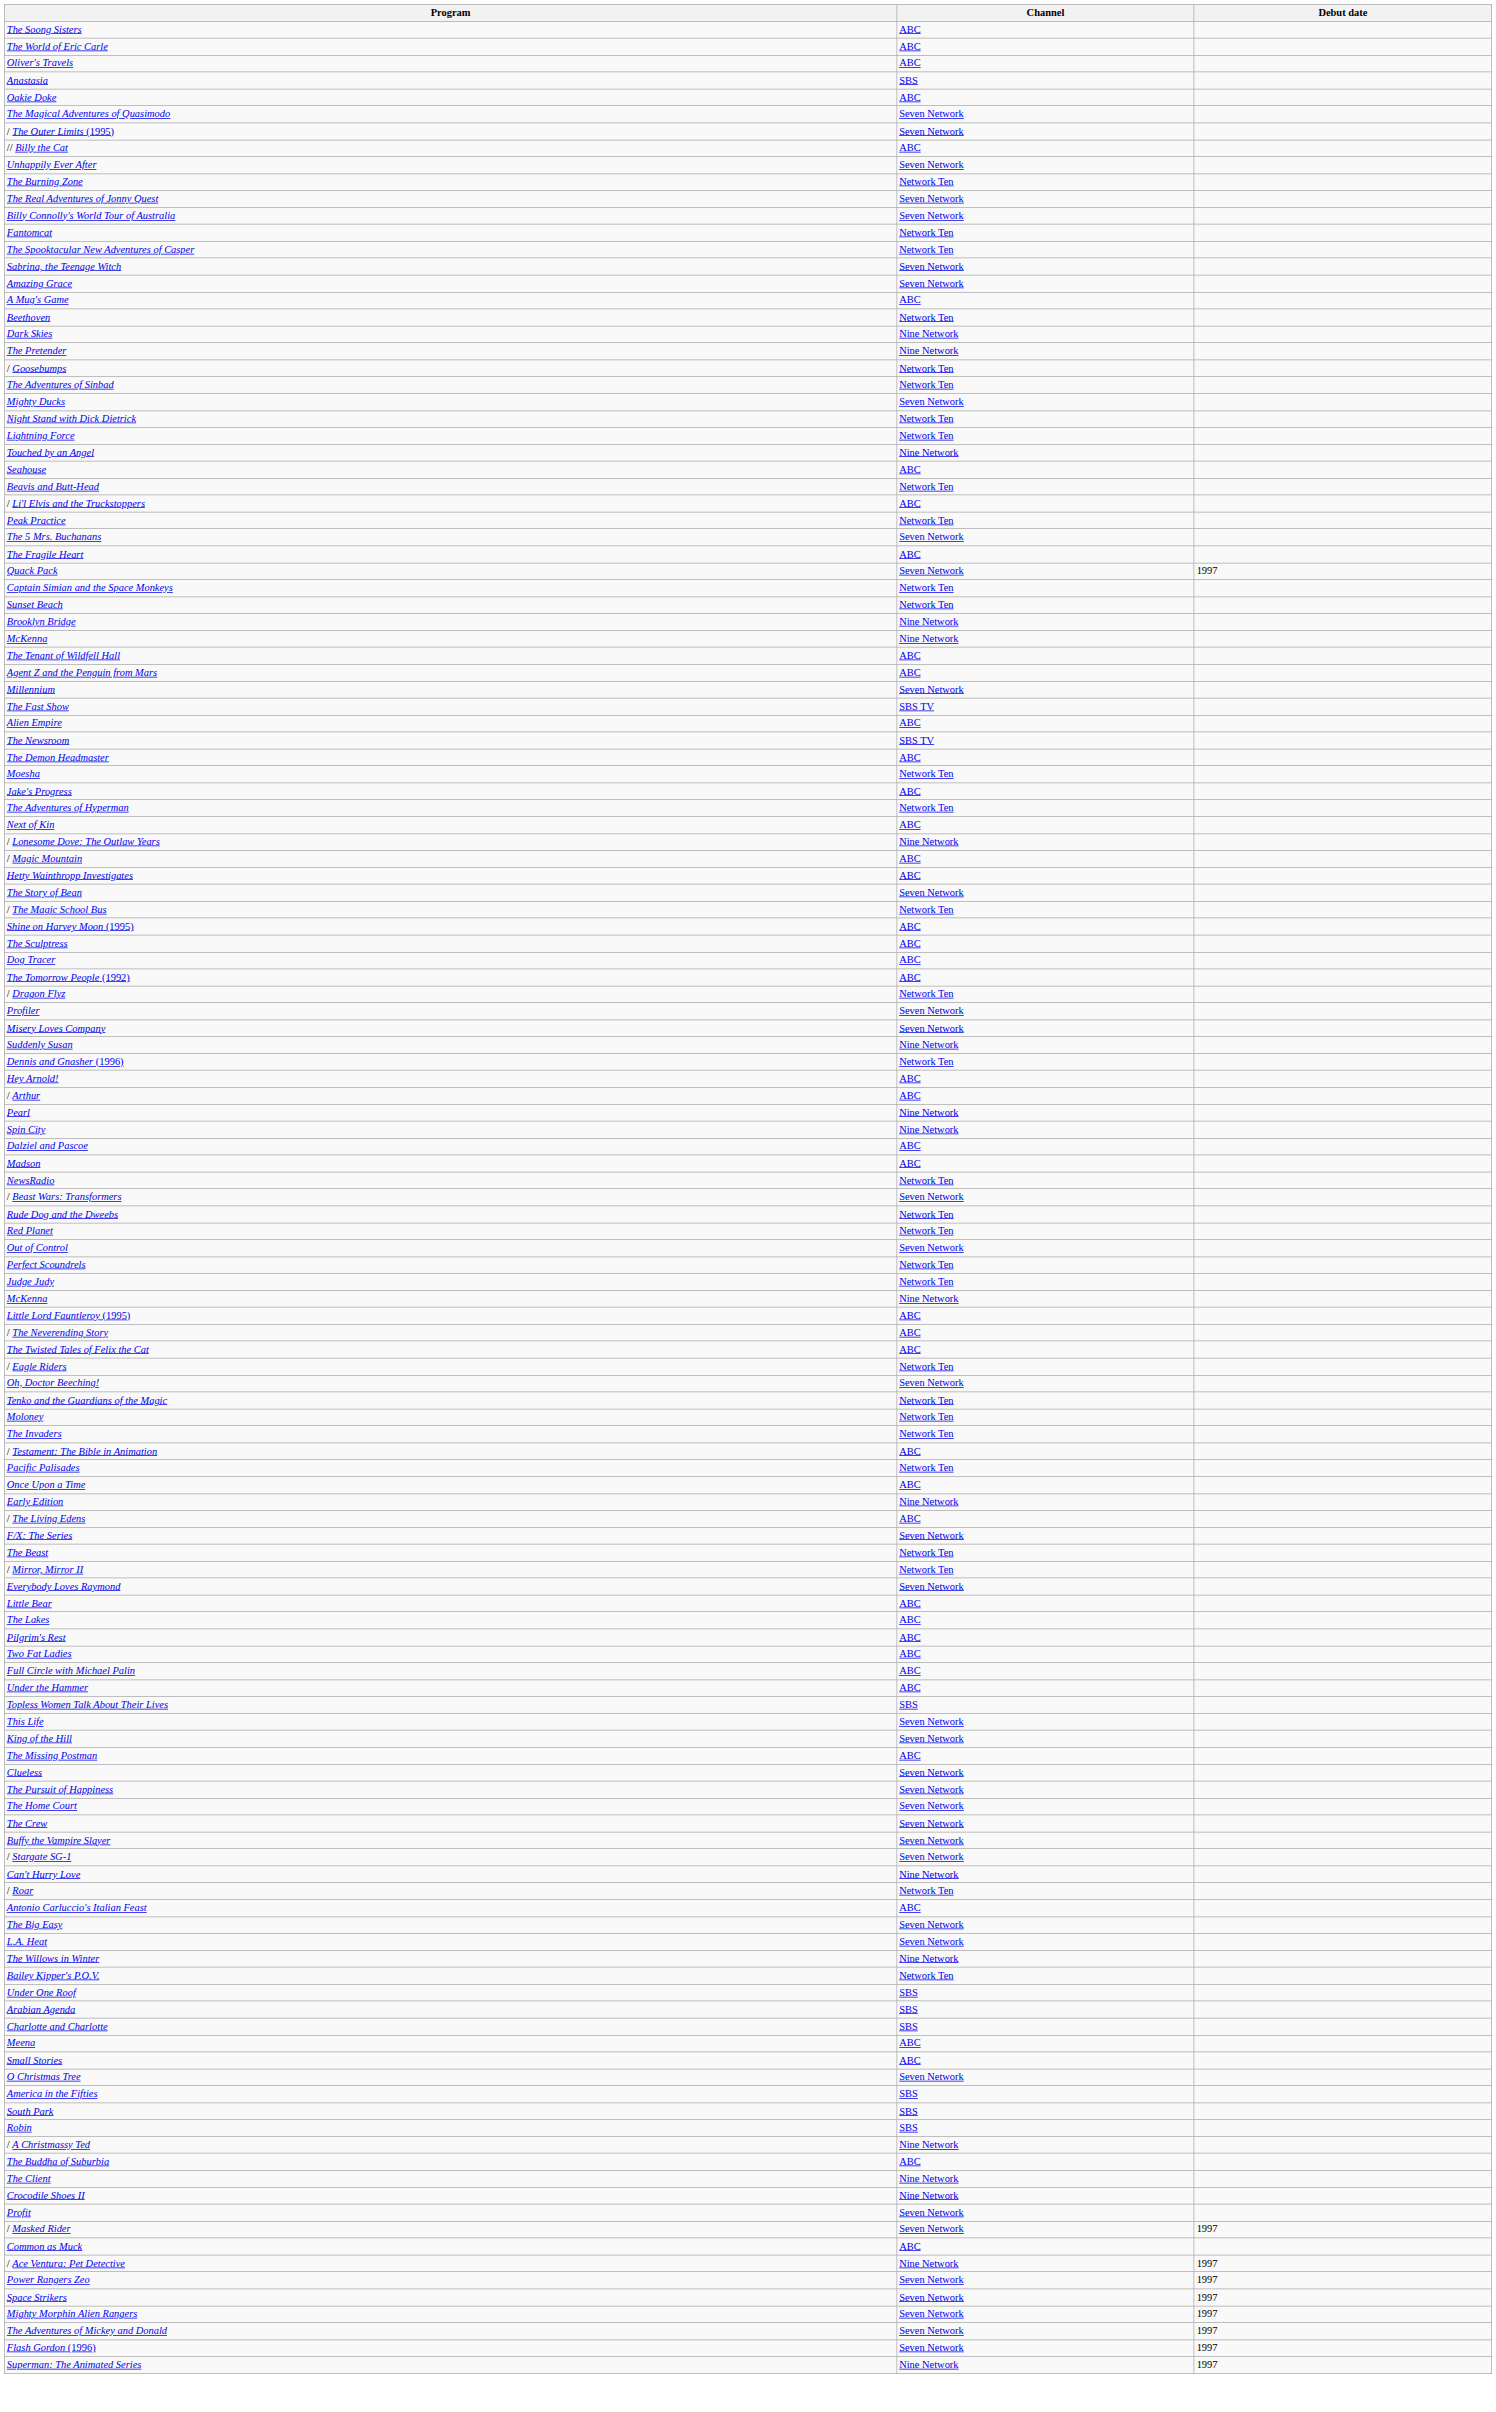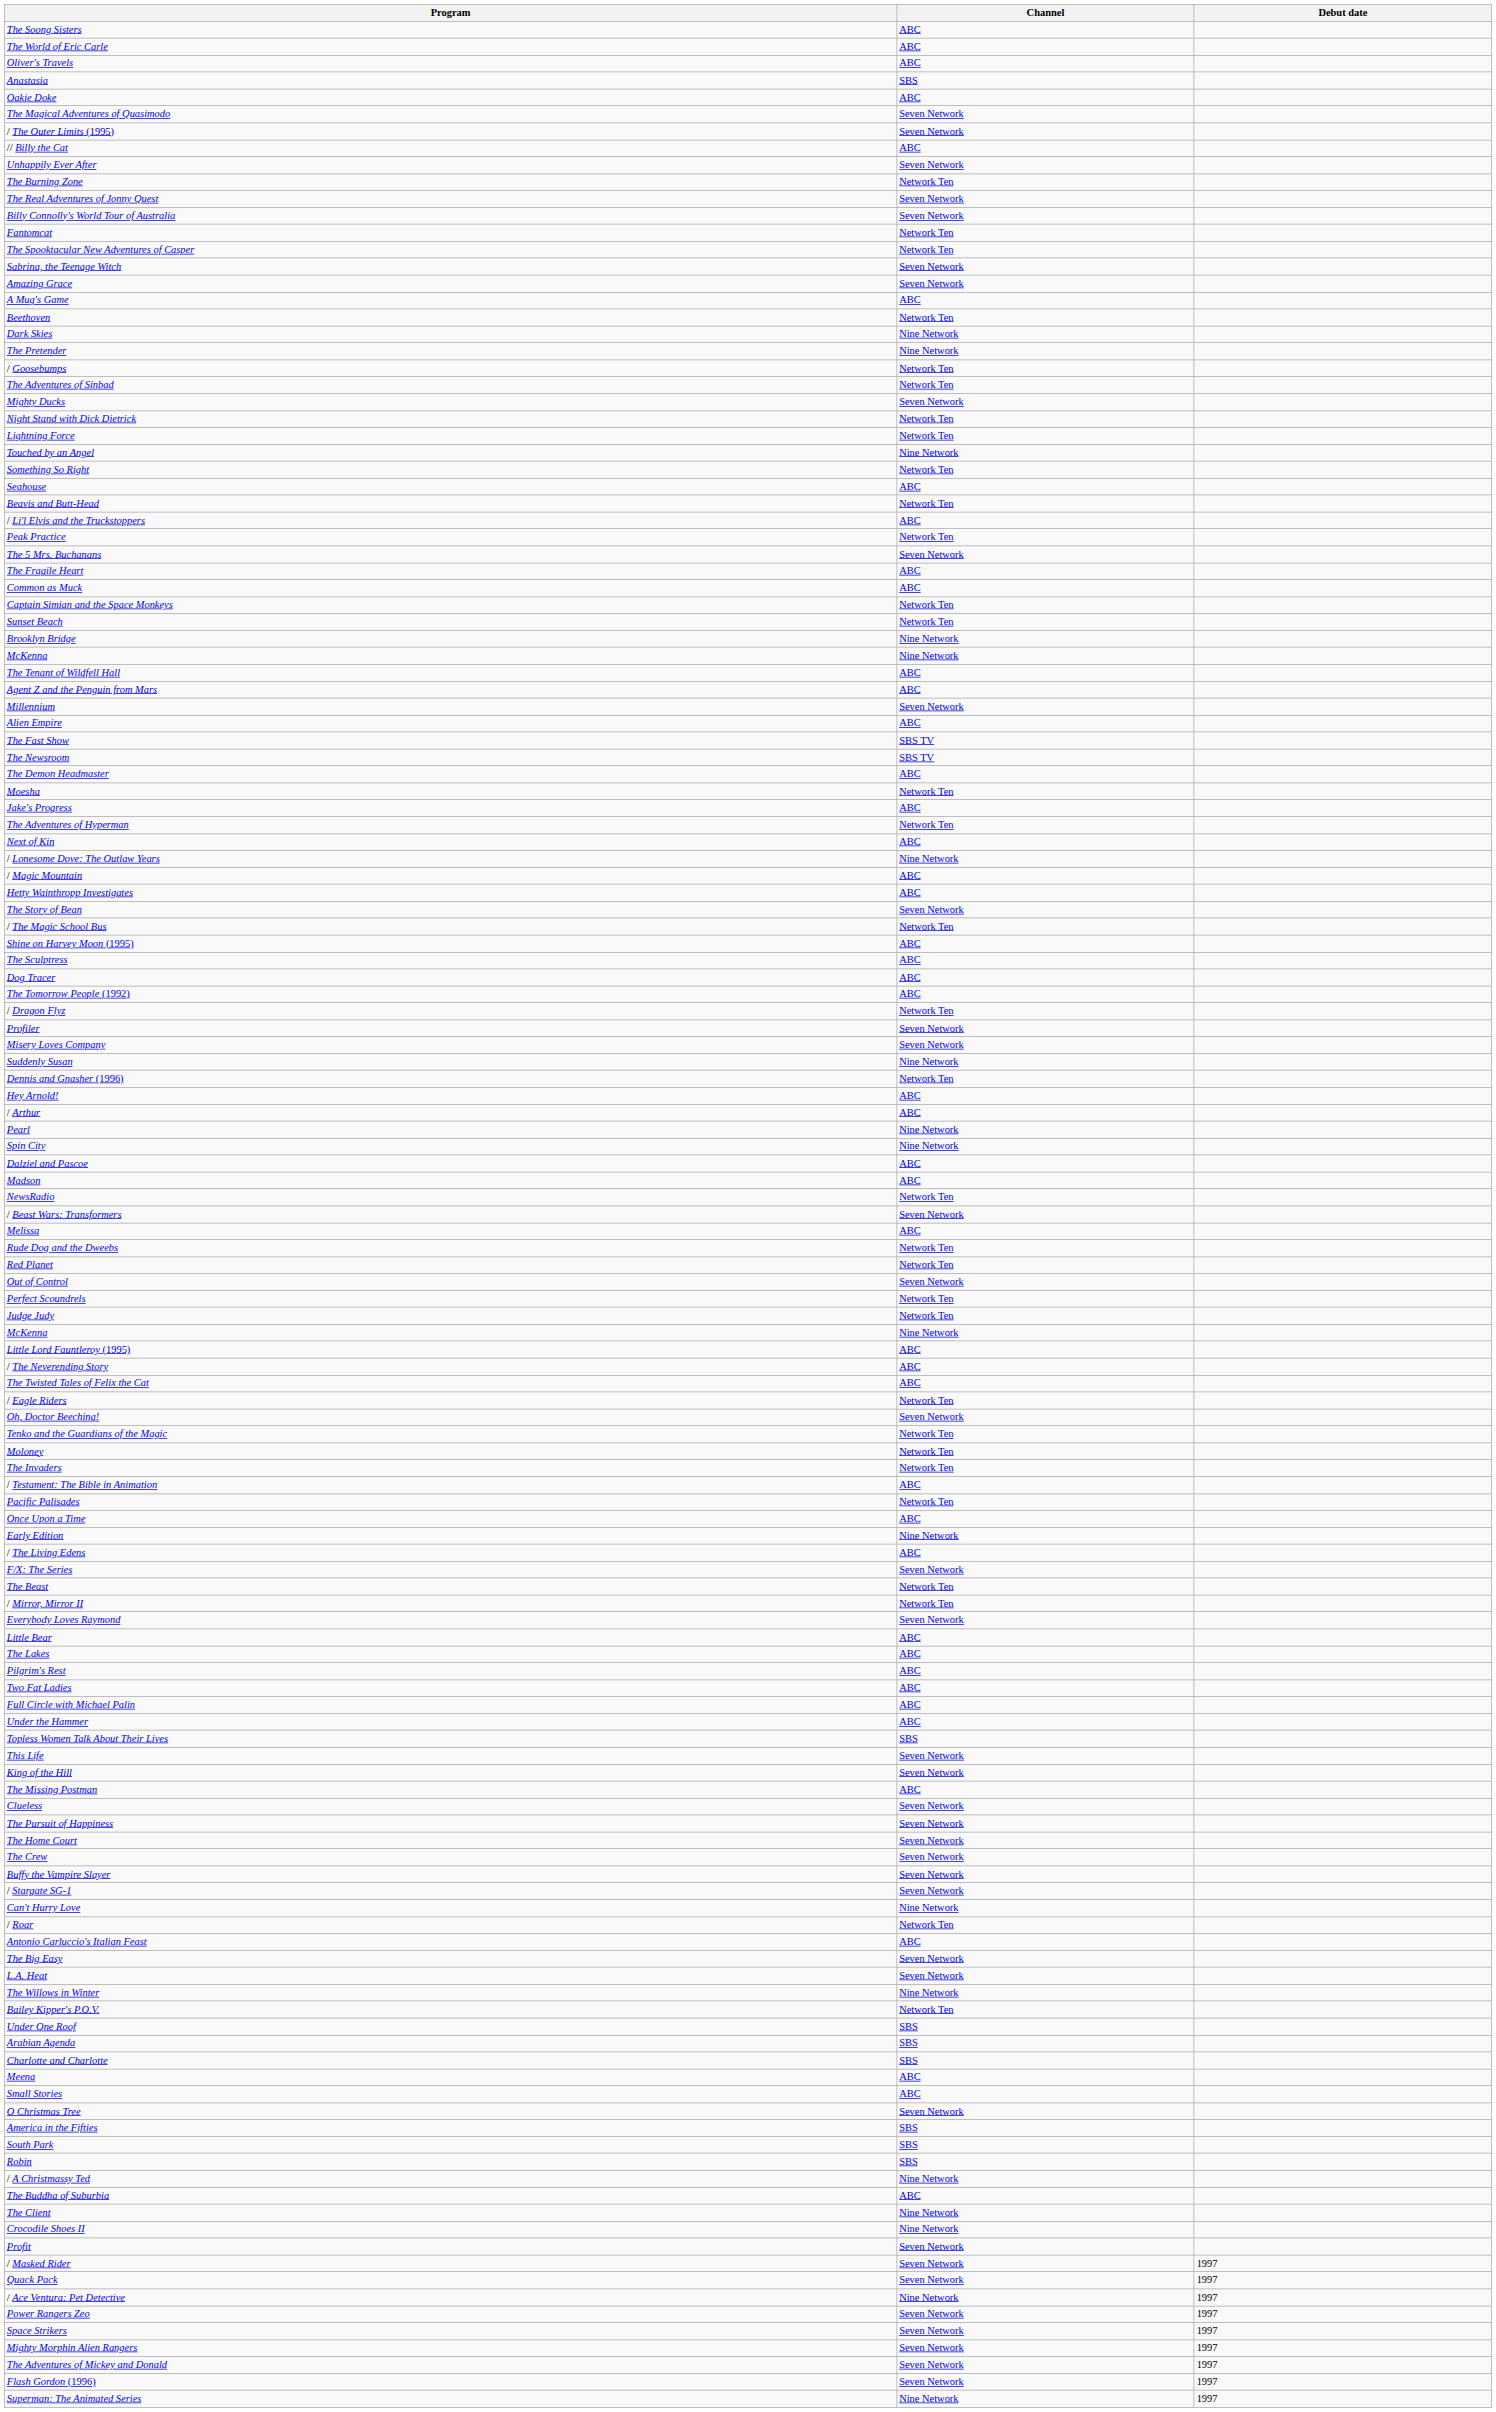+ row: (48, 469)
rows swapped: (44, 2246) <-> (32, 571)
rows swapped: (34, 723) <-> (38, 706)
+ row: (23, 1231)
